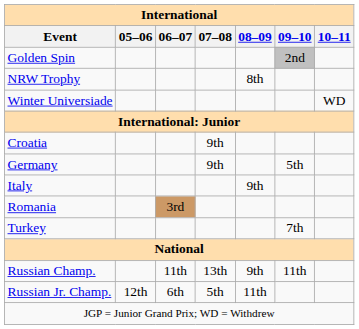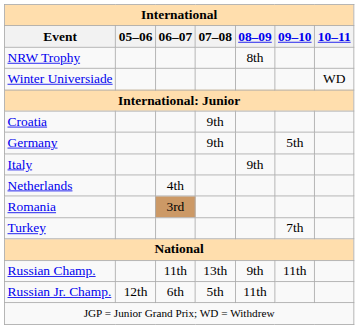- row: (41, 57)
+ row: (40, 185)
